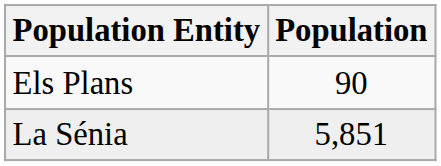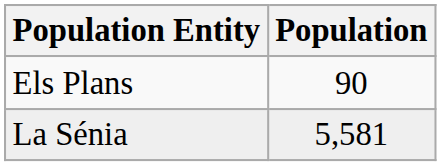(351, 133) 5,851 -> (351, 133) 5,581
